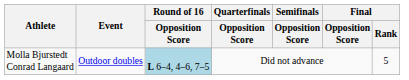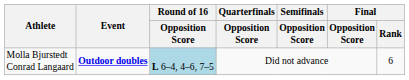(111, 61) normal -> (113, 61) bold
(386, 61) 5 -> (391, 61) 6
